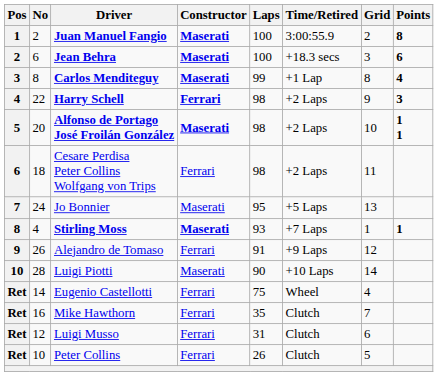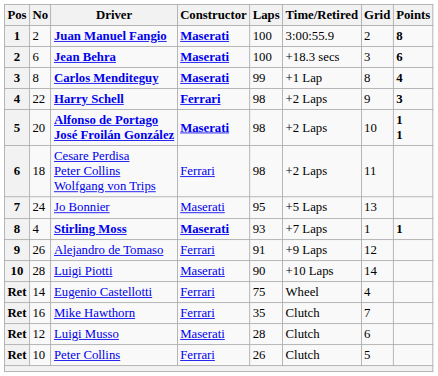(198, 334) Ferrari -> (202, 334) Maserati
(259, 334) 31 -> (259, 334) 28
